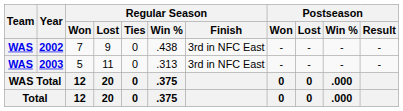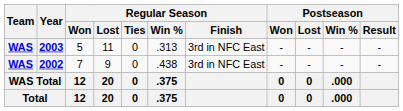rows swapped: (51, 47) <-> (51, 64)
